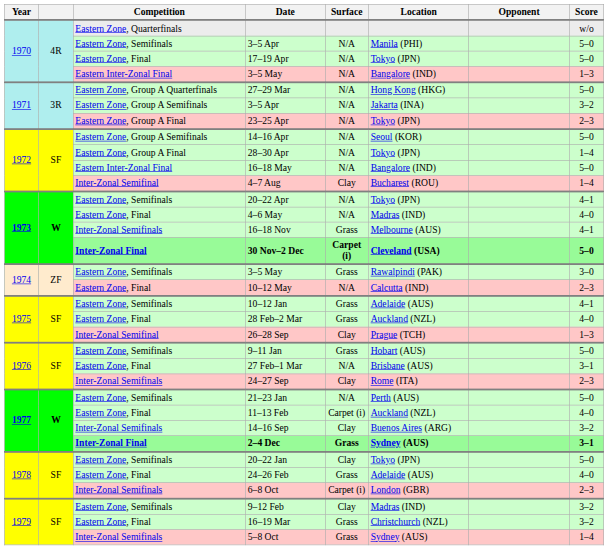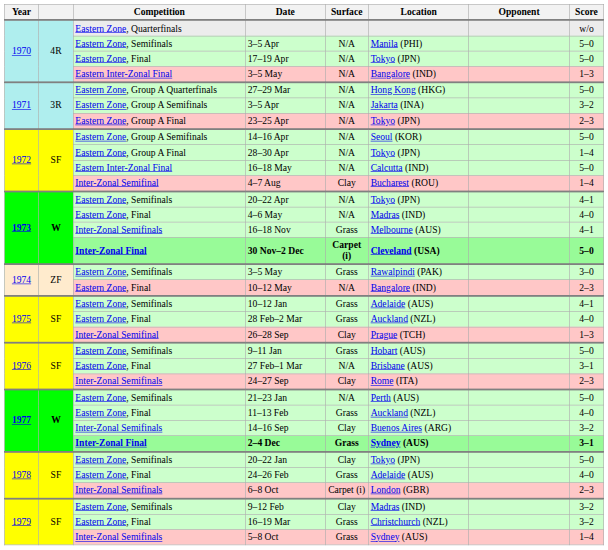(403, 167) Bangalore (IND) -> (400, 167) Calcutta (IND)
(400, 287) Calcutta (IND) -> (403, 287) Bangalore (IND)
(347, 413) Carpet (i) -> (347, 413) Grass
